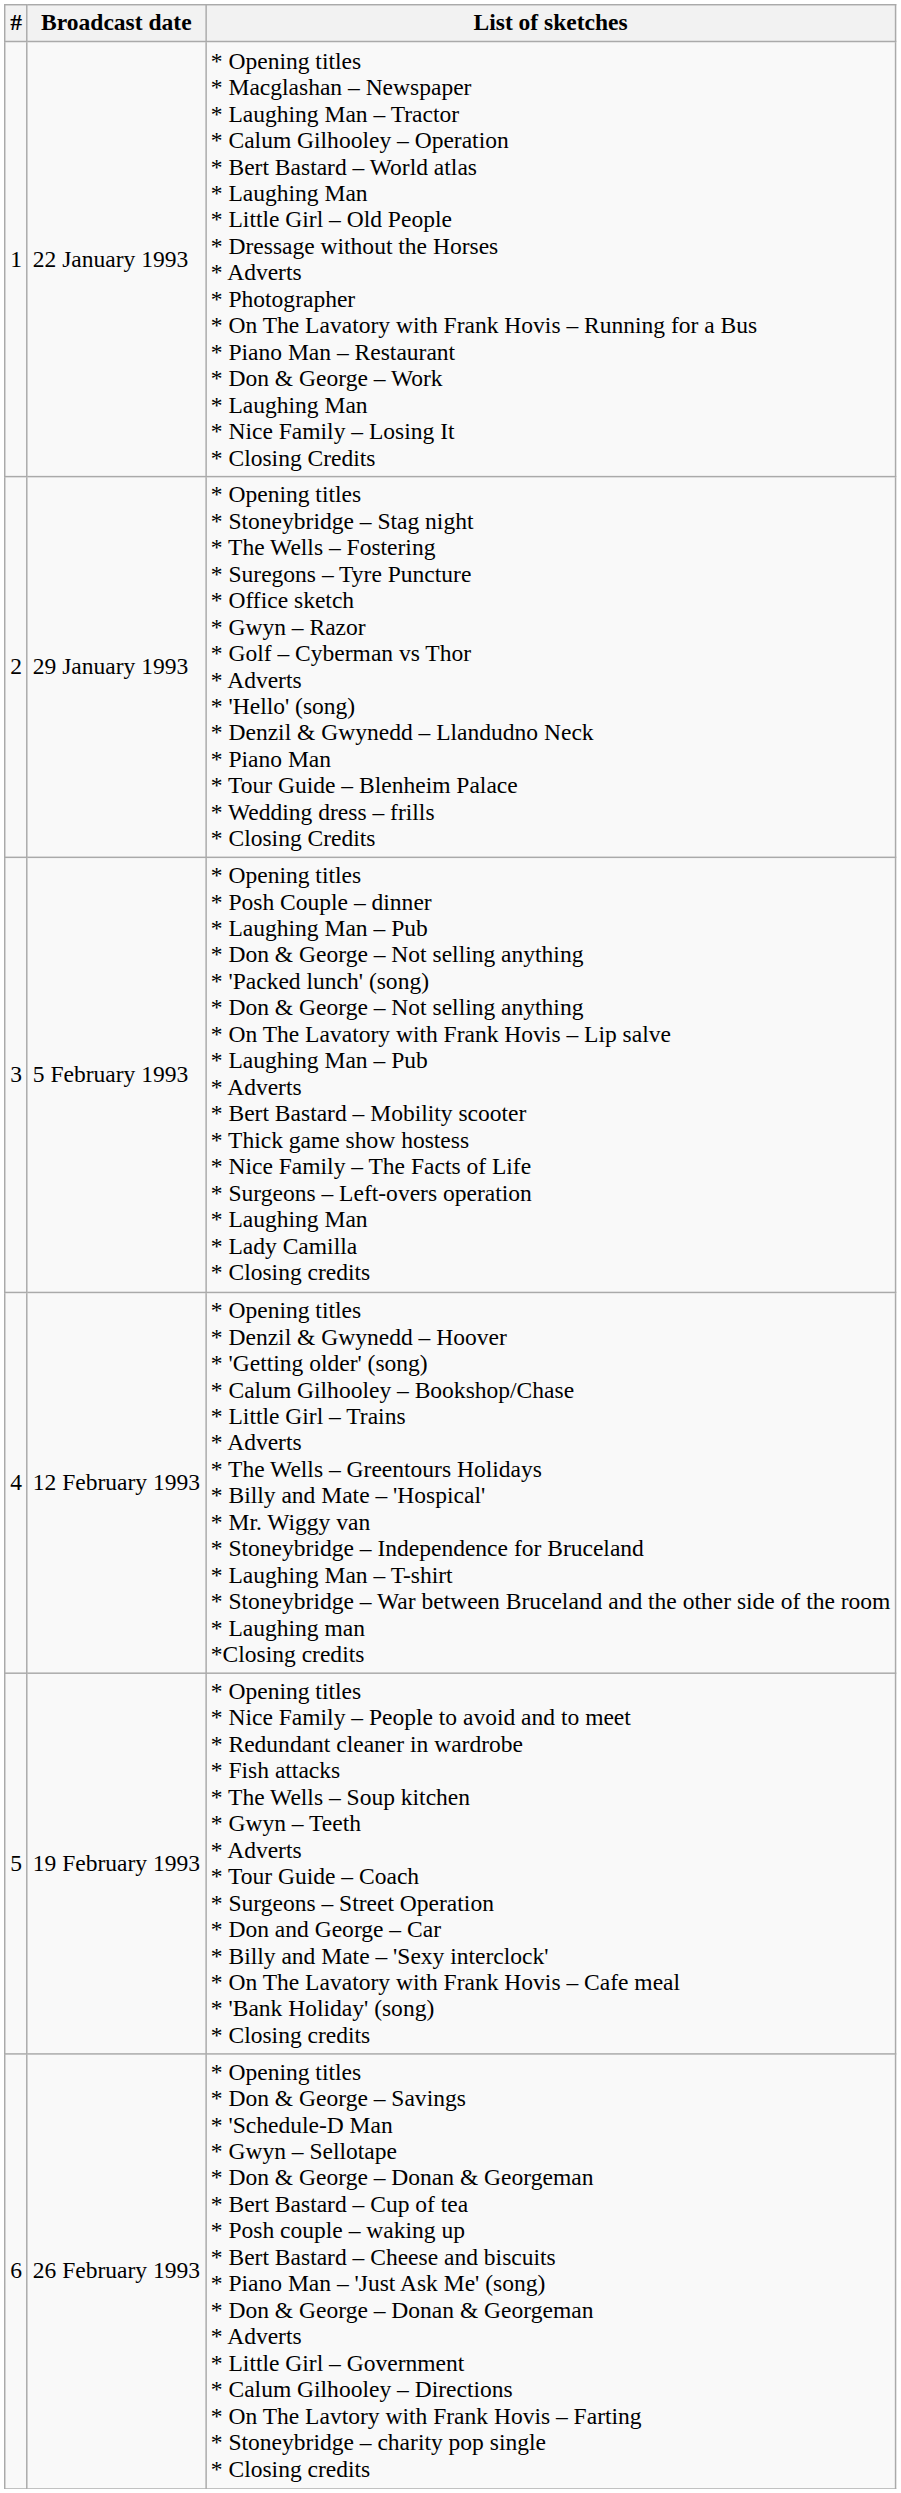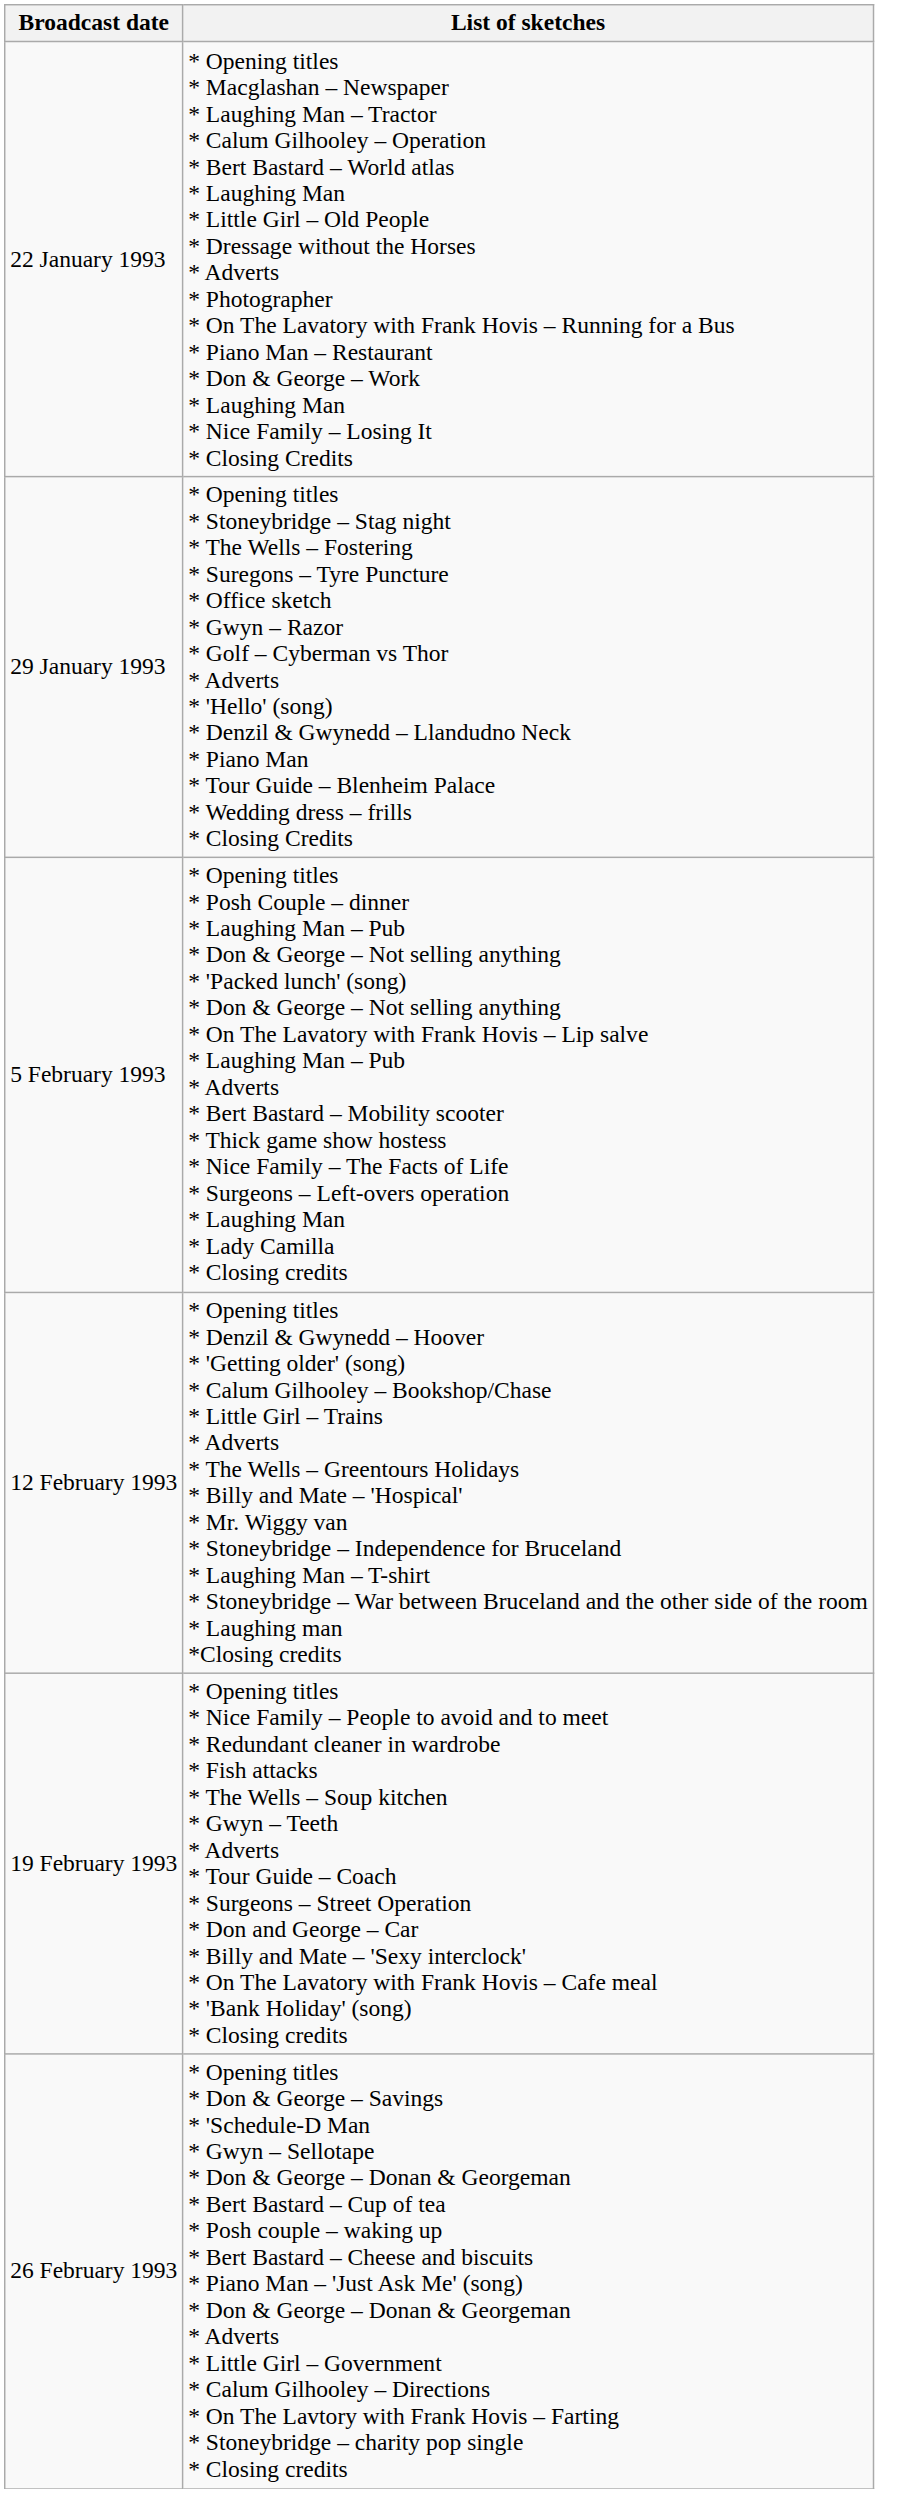- column: (16, 23)
